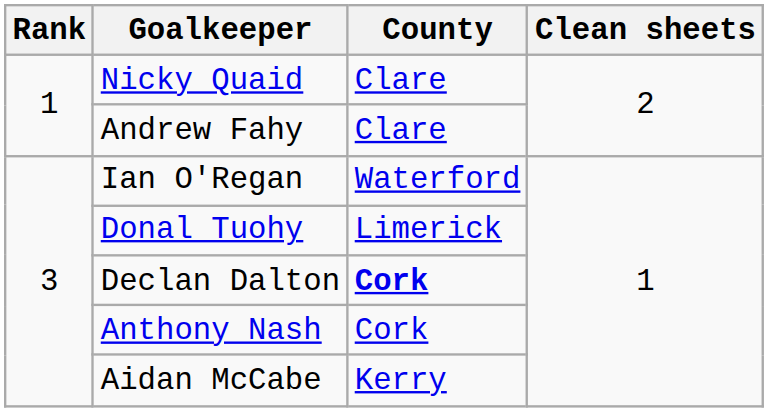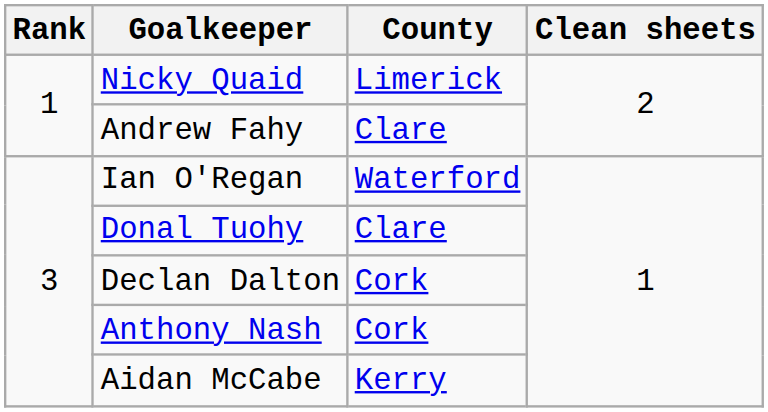(401, 80) Clare -> (428, 80) Limerick
(428, 230) Limerick -> (401, 230) Clare
(392, 280) bold -> (392, 280) normal
